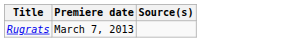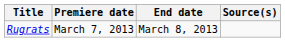+ column: (178, 13)
